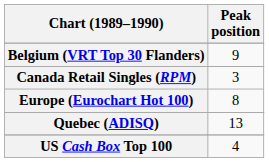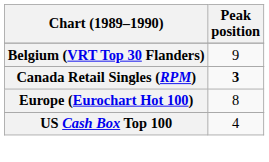(236, 77) normal -> (236, 77) bold
- row: (106, 123)
